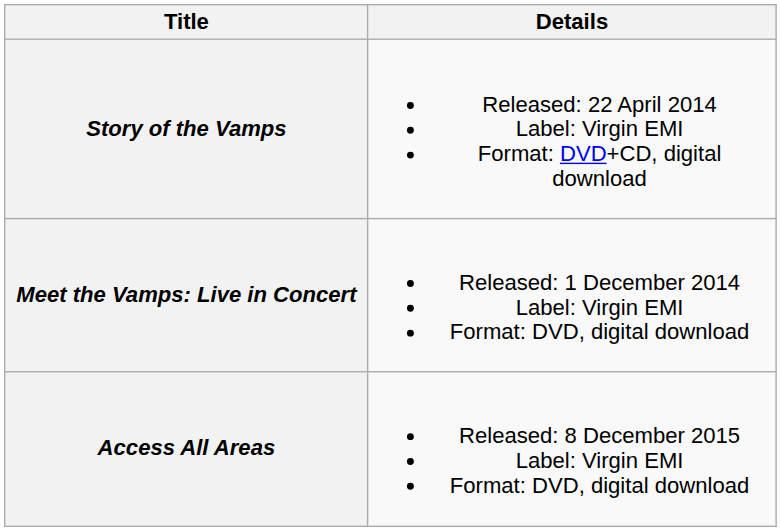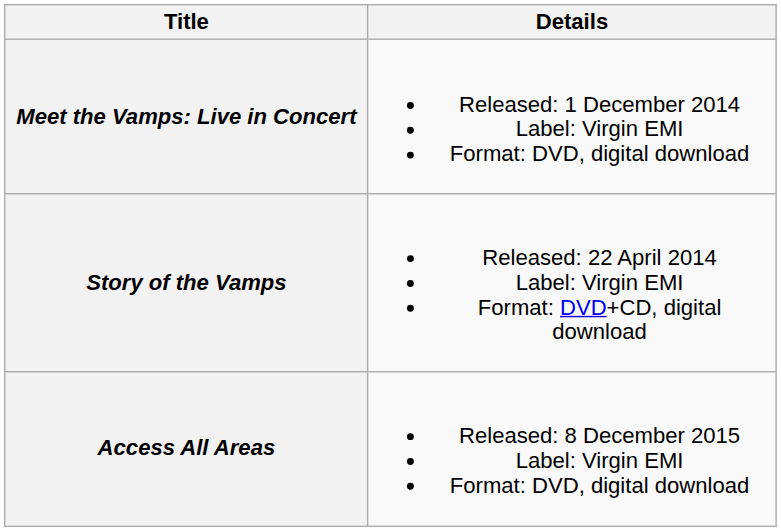rows swapped: (186, 128) <-> (186, 294)
